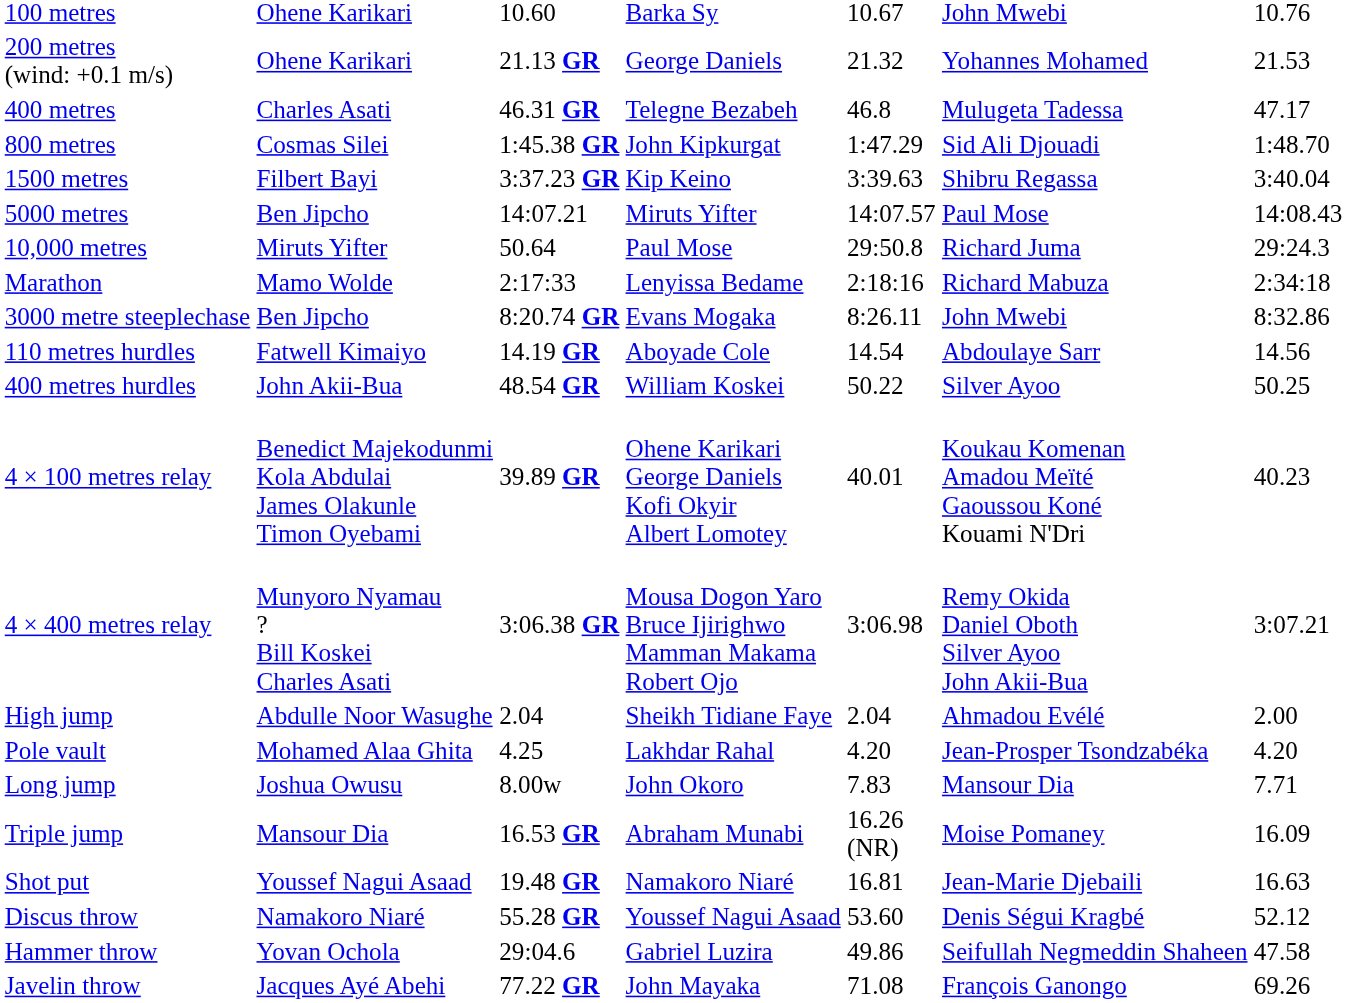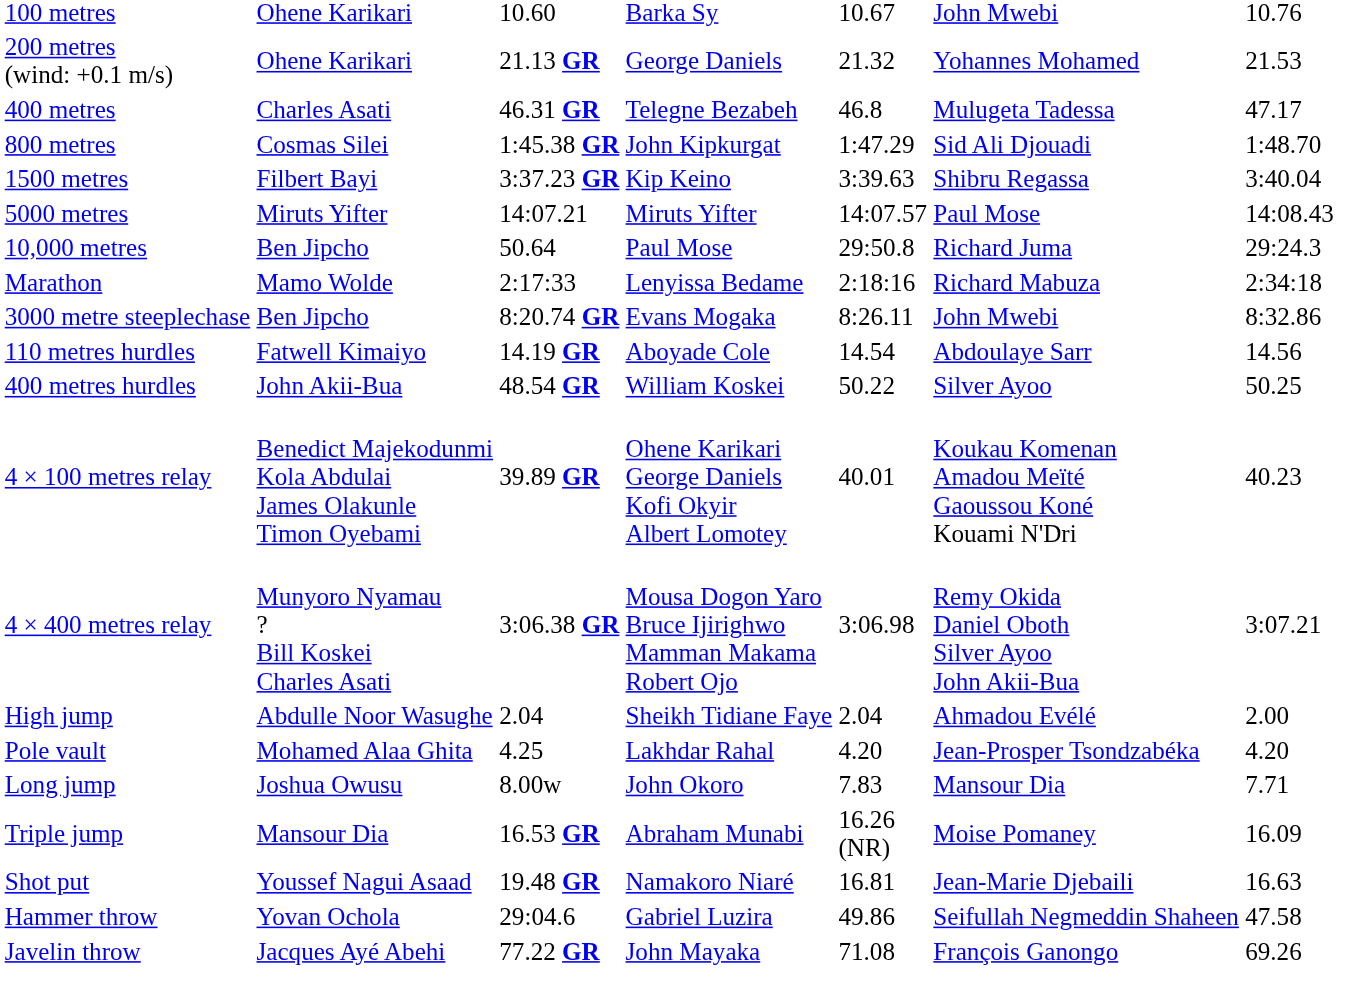(313, 213) Ben Jipcho -> (322, 213) Miruts Yifter
(322, 248) Miruts Yifter -> (313, 248) Ben Jipcho
- row: (71, 916)
